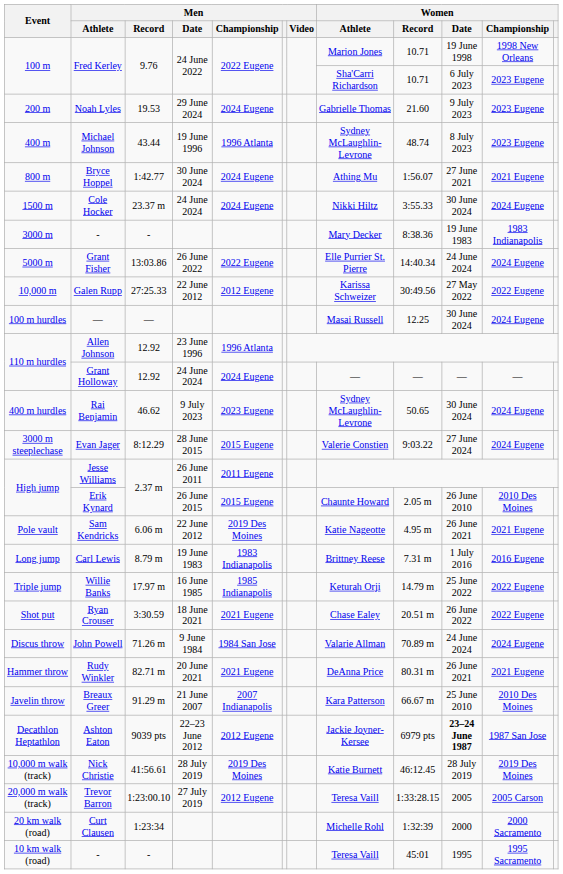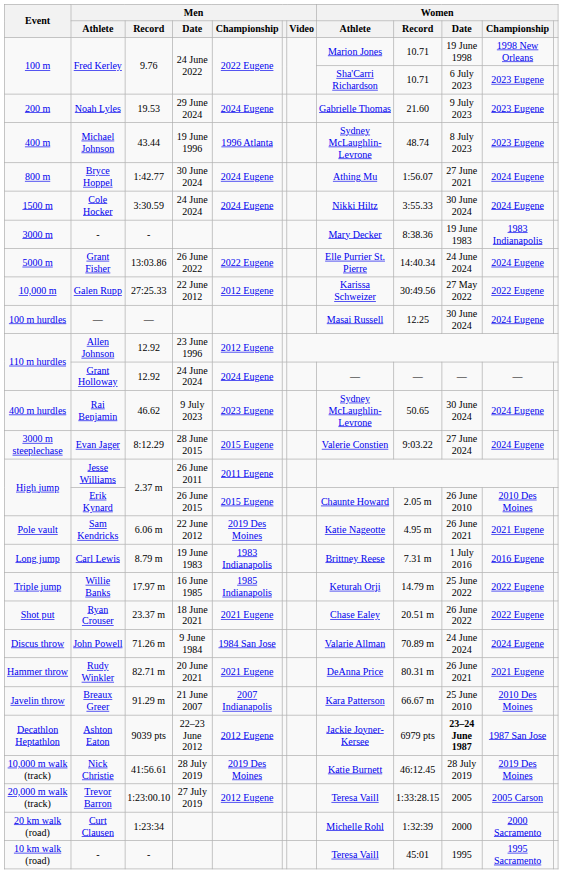(518, 177) 2021 Eugene -> (518, 177) 2024 Eugene
(149, 205) 23.37 m -> (149, 205) 3:30.59
(247, 348) 1996 Atlanta -> (247, 348) 2012 Eugene
(149, 615) 3:30.59 -> (149, 615) 23.37 m
